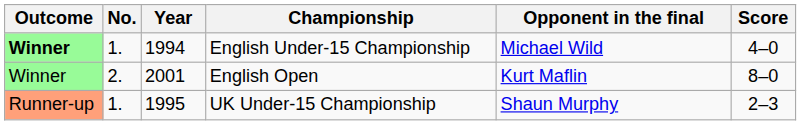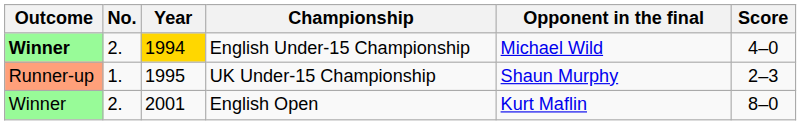(115, 47) 1. -> (115, 47) 2.
(165, 47) no background -> (165, 47) gold background
rows swapped: (323, 104) <-> (264, 76)
